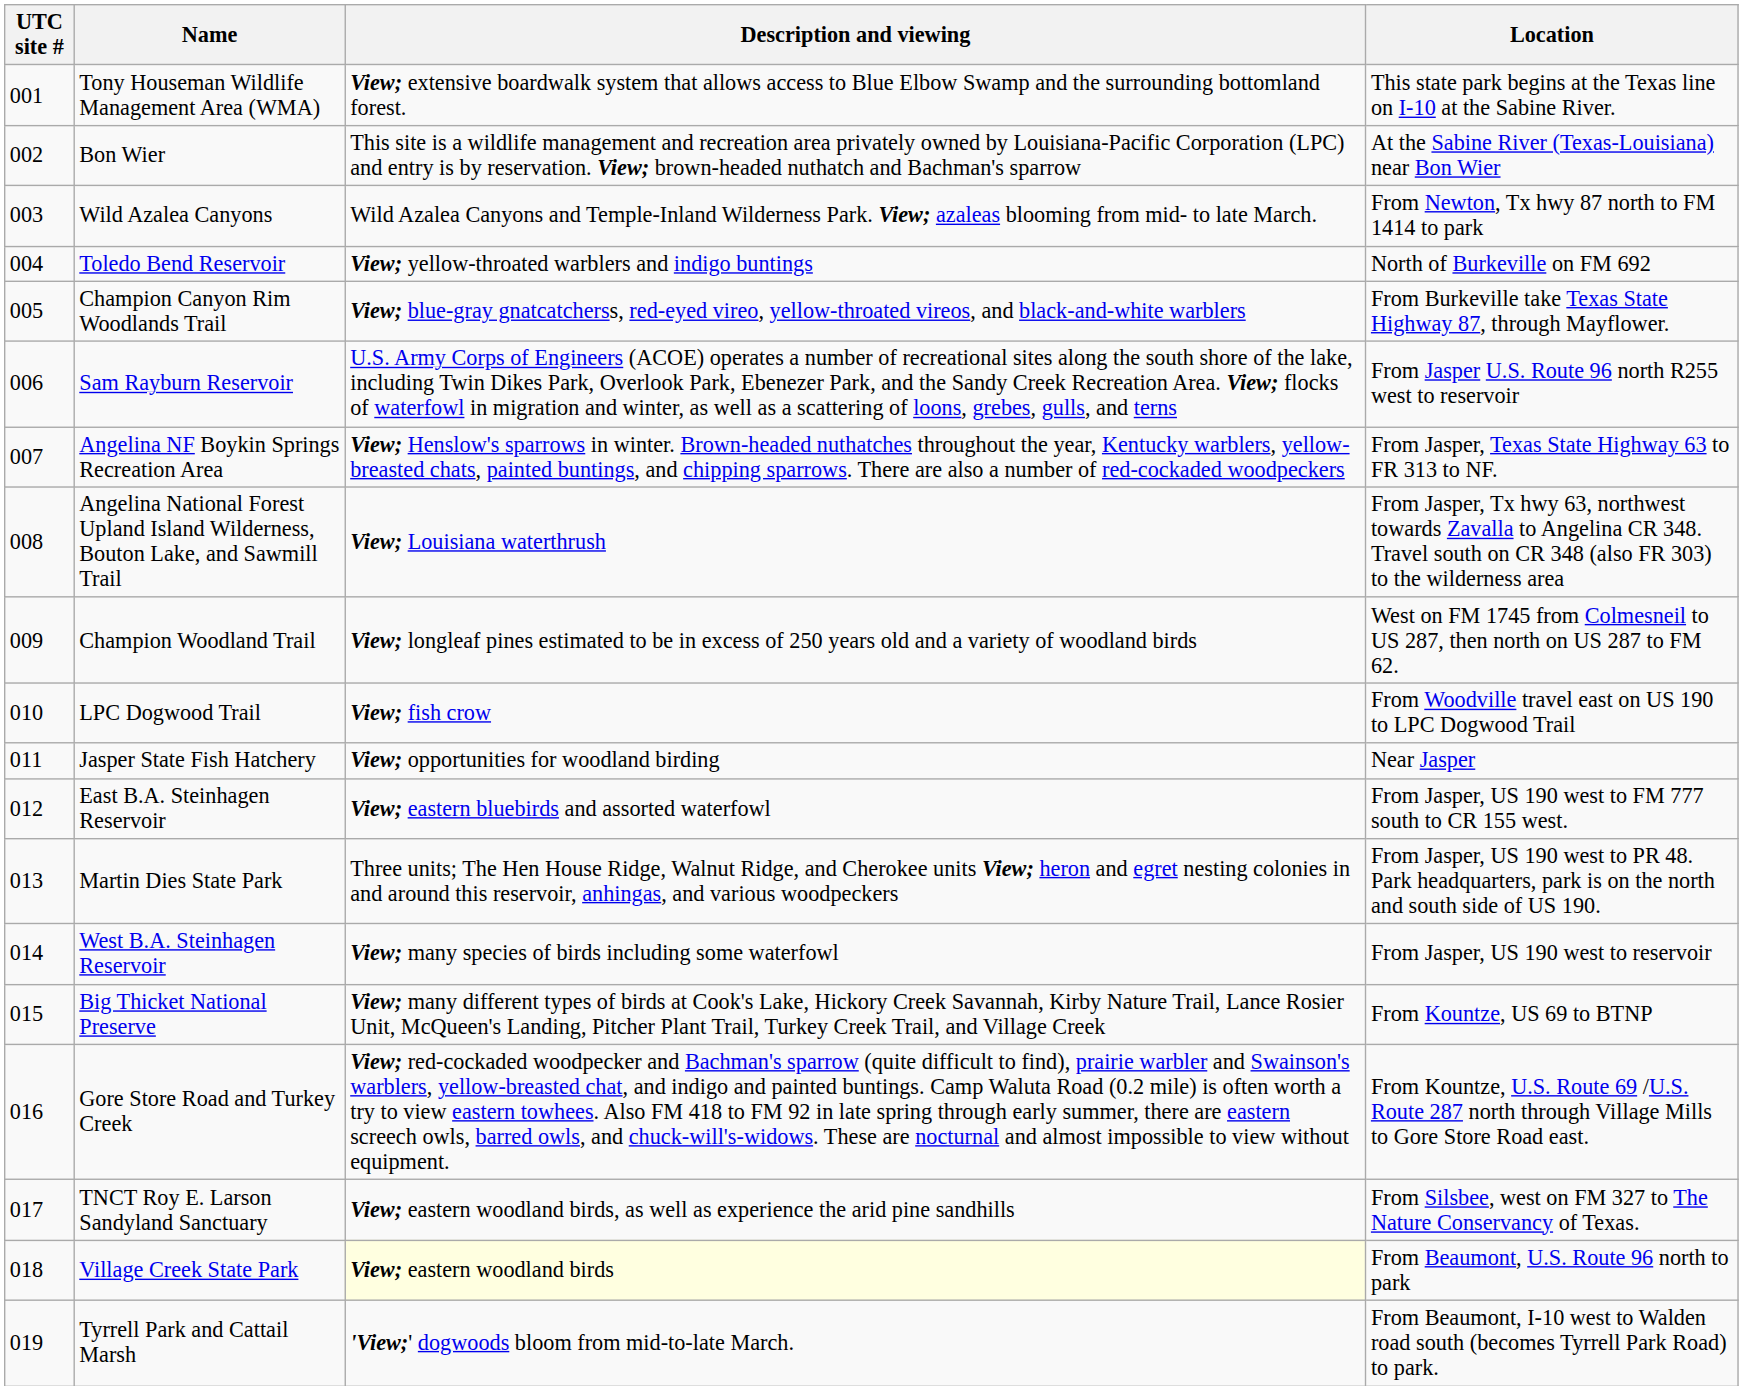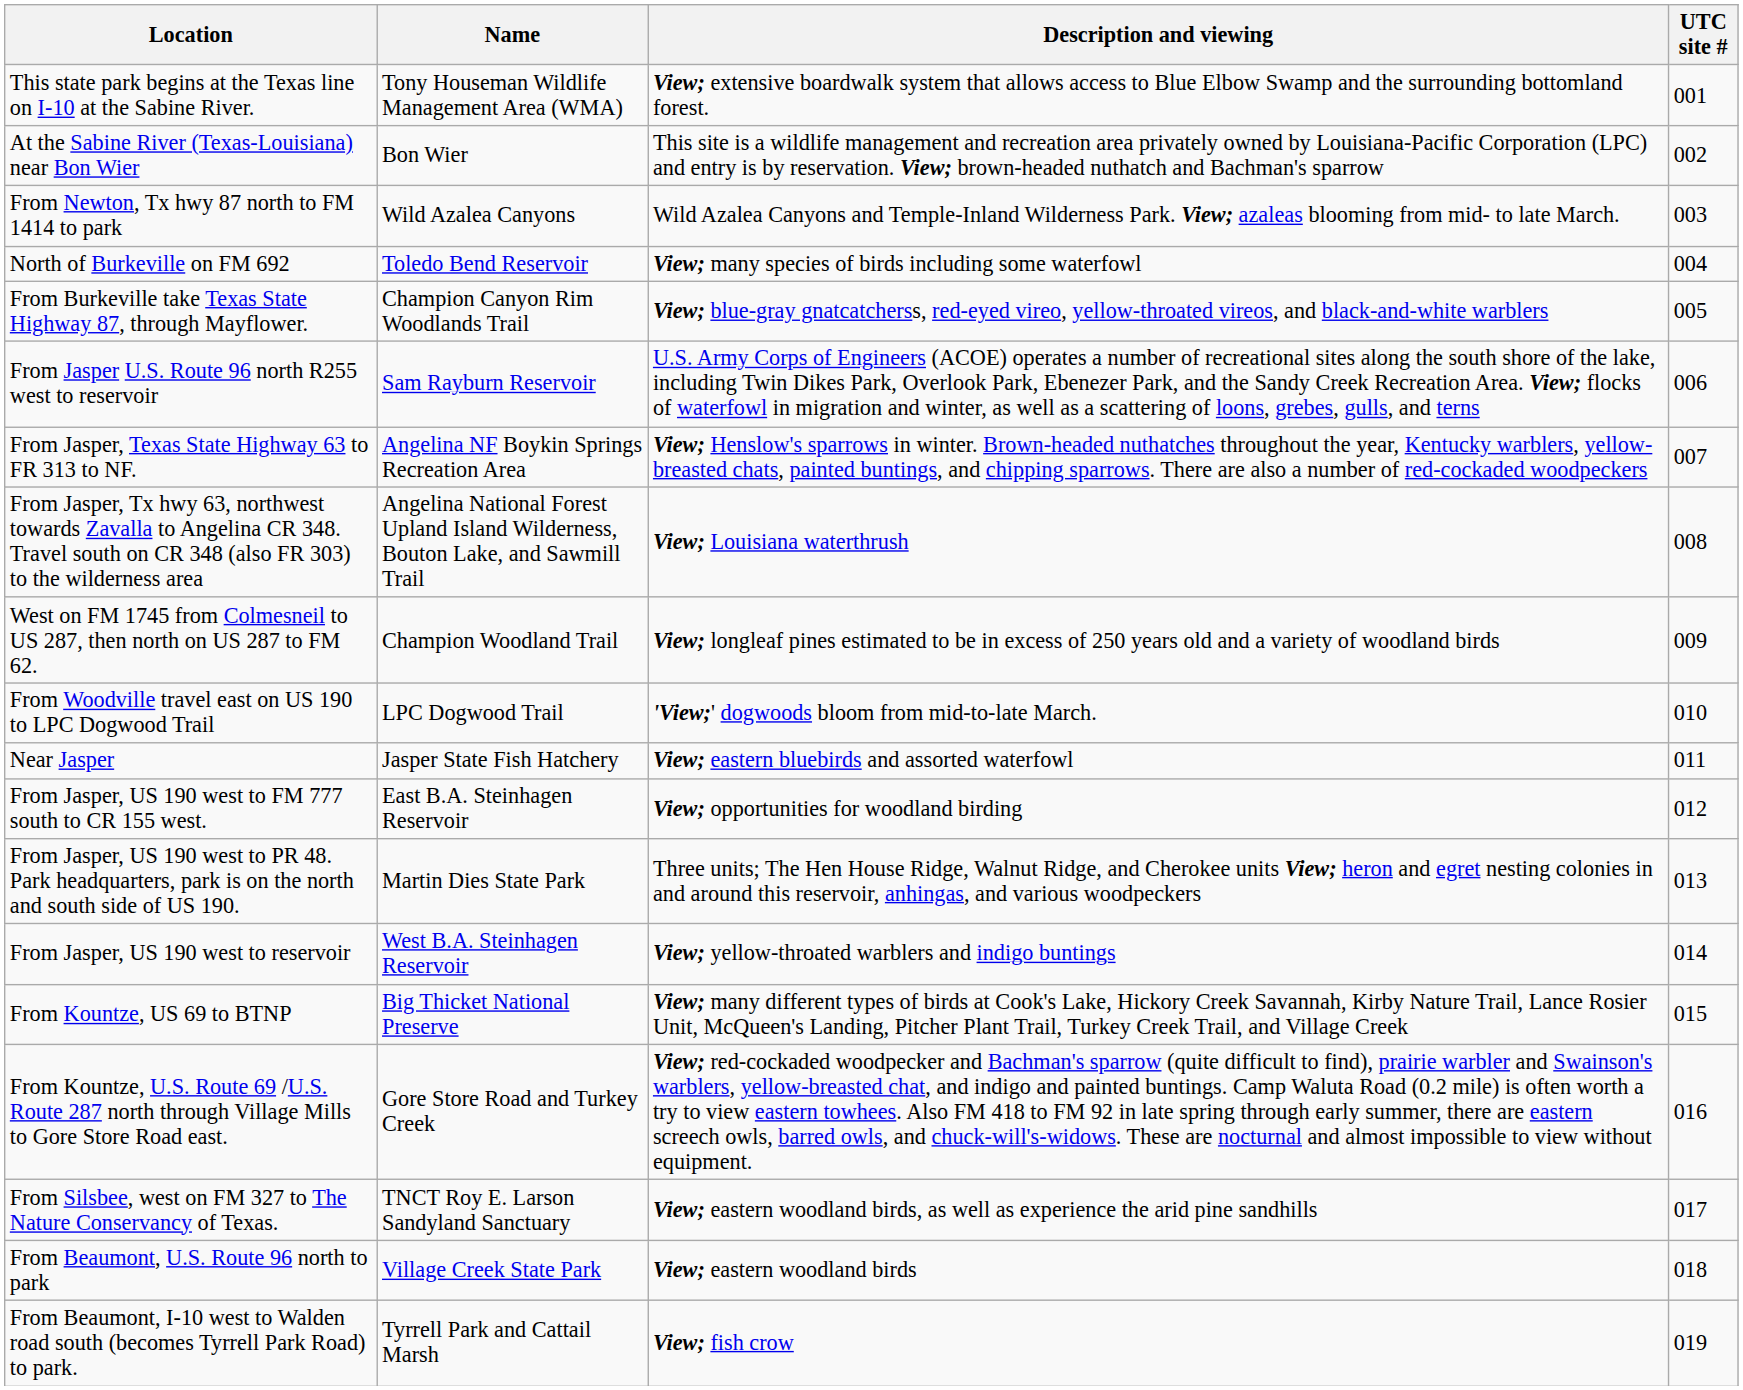columns swapped: (39, 34) <-> (1552, 34)
(582, 263) View; yellow-throated warblers and indigo buntings -> (897, 263) View; many species of birds including some waterfowl
(421, 712) View; fish crow -> (875, 712) 'View;' dogwoods bloom from mid-to-late March.
(535, 760) View; opportunities for woodland birding -> (863, 760) View; eastern bluebirds and assorted waterfowl
(560, 808) View; eastern bluebirds and assorted waterfowl -> (838, 808) View; opportunities for woodland birding
(594, 953) View; many species of birds including some waterfowl -> (884, 953) View; yellow-throated warblers and indigo buntings
(482, 1270) lightyellow background -> (785, 1270) no background
(572, 1342) 'View;' dogwoods bloom from mid-to-late March. -> (723, 1342) View; fish crow
